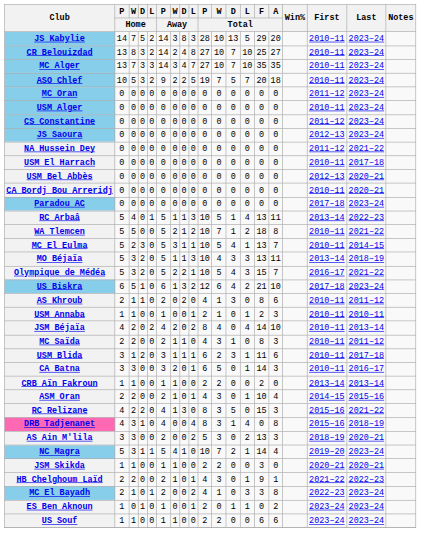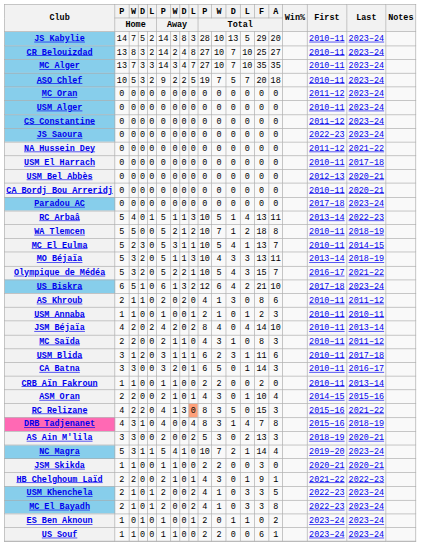(327, 135) 2012–13 -> (327, 135) 2022–23
(366, 232) 2021–22 -> (366, 232) 2018–19
(327, 383) 2013–14 -> (327, 383) 2010–11
(193, 411) no background -> (193, 411) lightsalmon background
(262, 424) 0 -> (262, 424) 7
+ row: (60, 493)
(276, 521) 6 -> (276, 535) 1
